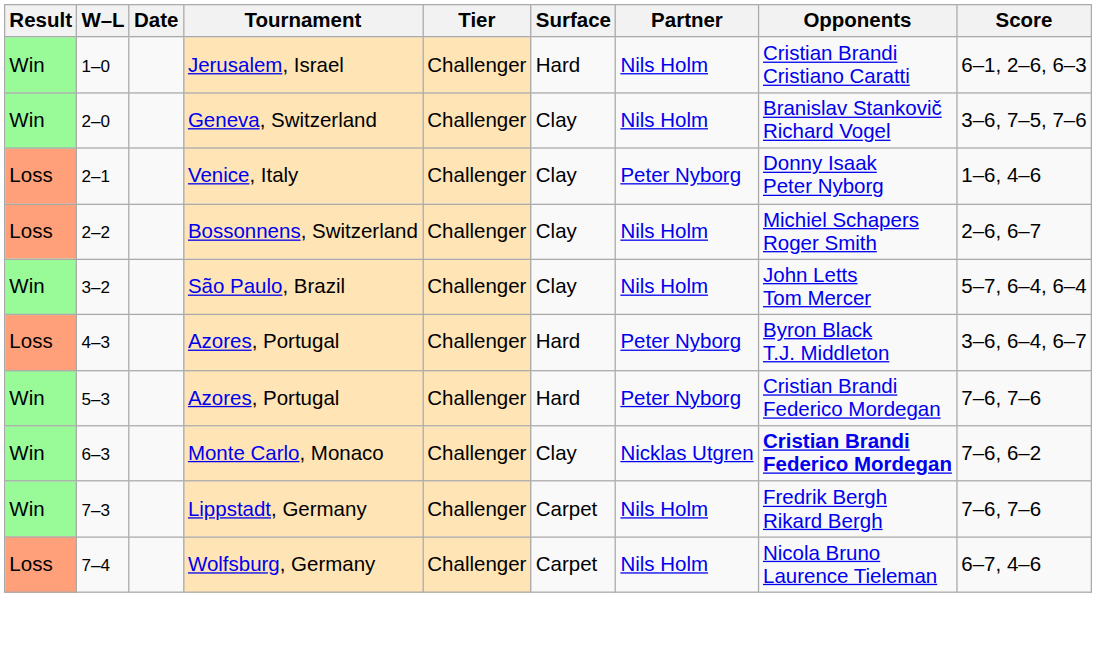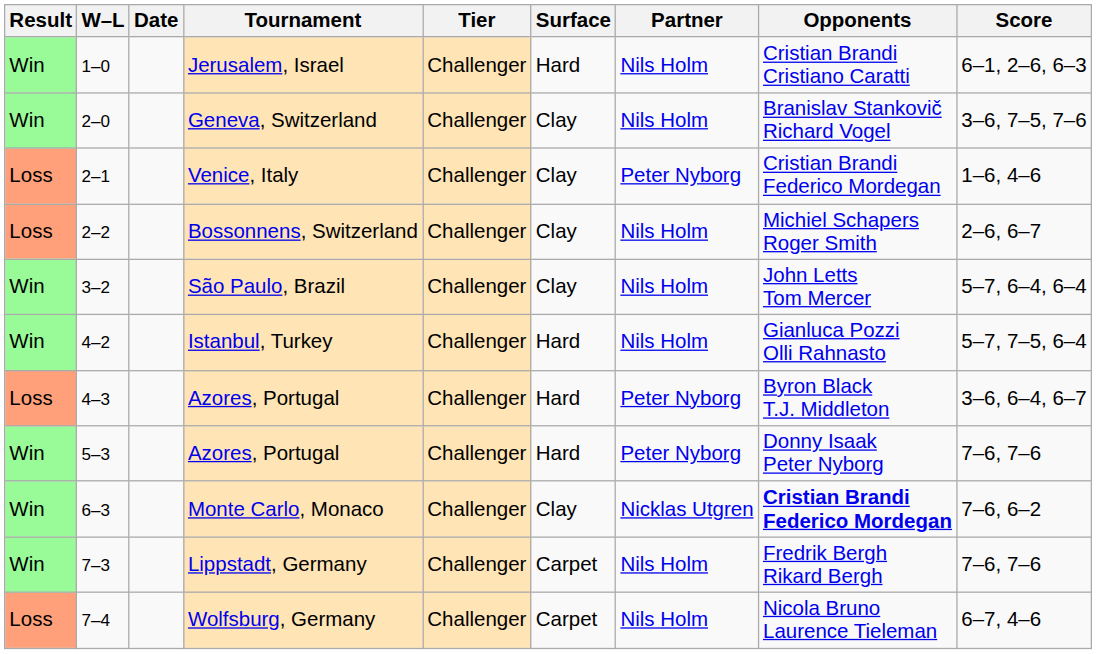(823, 175) Donny Isaak Peter Nyborg -> (852, 175) Cristian Brandi Federico Mordegan
+ row: (96, 343)
(852, 397) Cristian Brandi Federico Mordegan -> (823, 453) Donny Isaak Peter Nyborg
